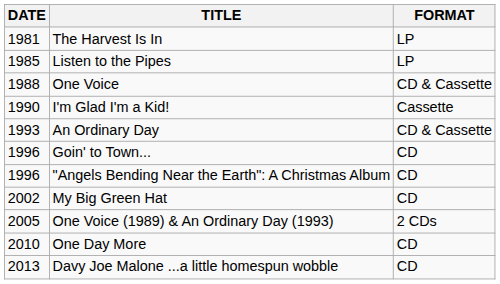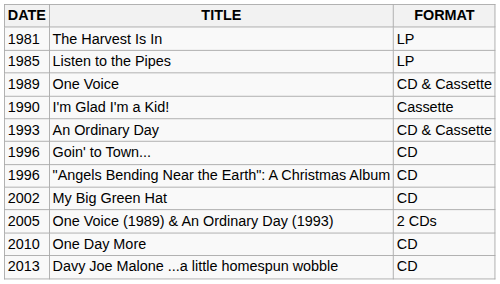(24, 84) 1988 -> (24, 84) 1989
